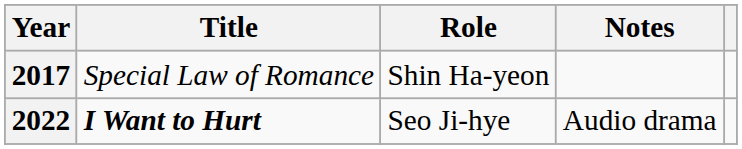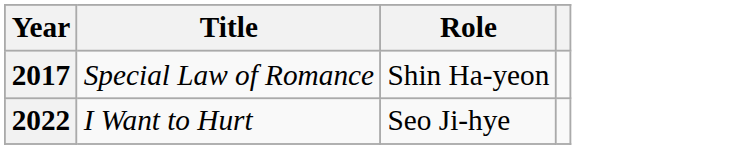- column: (640, 27)
(172, 120) bold -> (168, 120) normal
